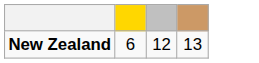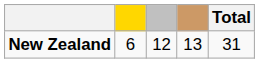+ column: (232, 17)
